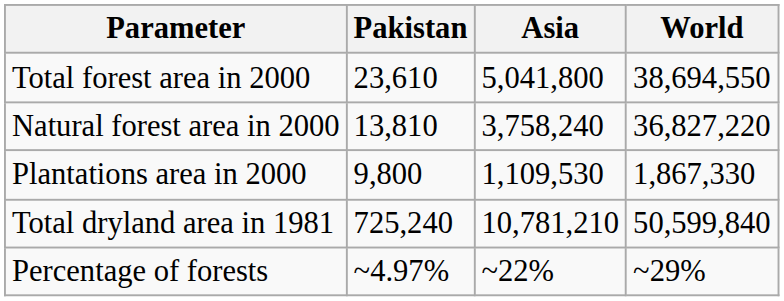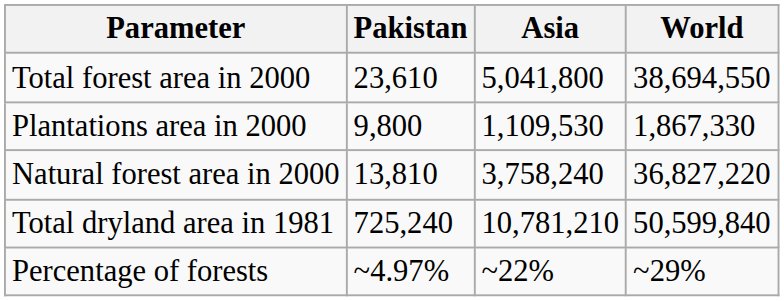rows swapped: (176, 125) <-> (159, 174)
